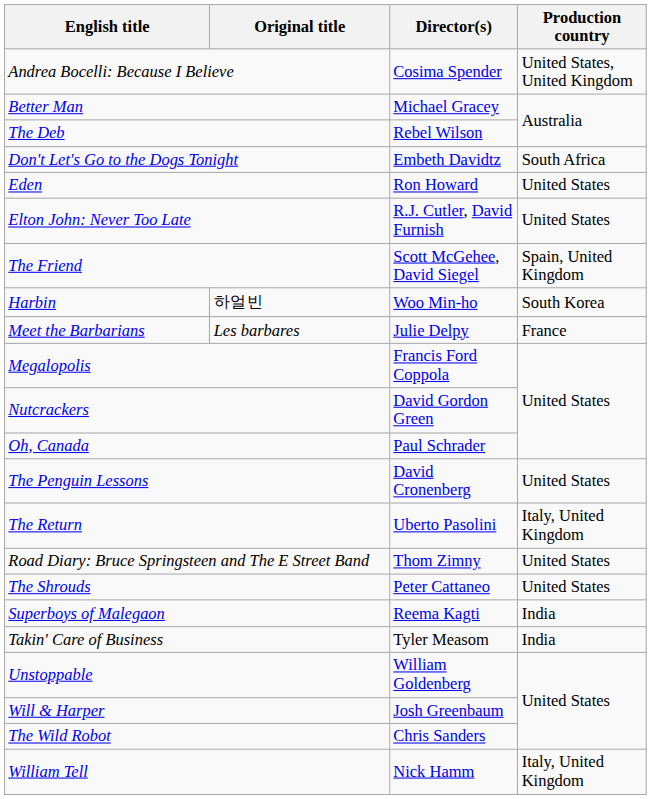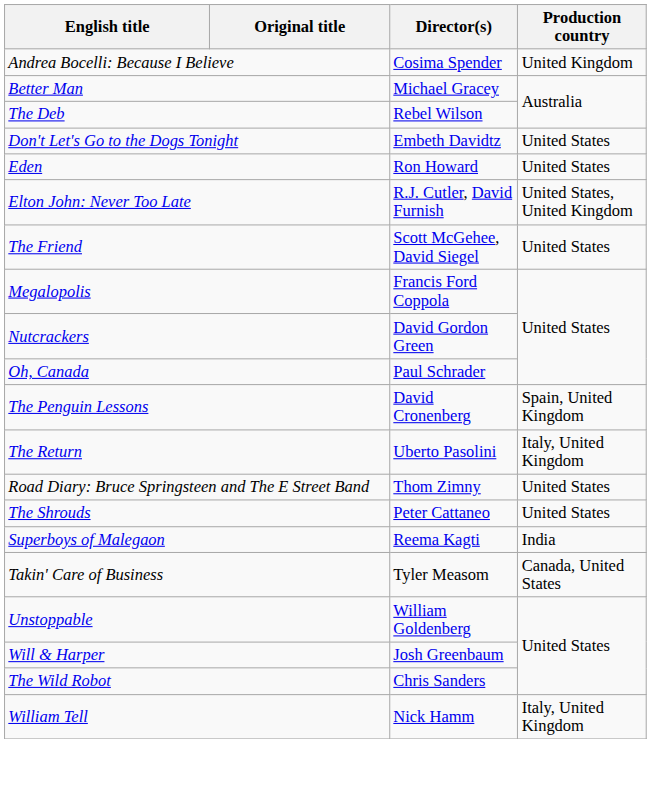(577, 71) United States, United Kingdom -> (577, 62) United Kingdom
(564, 159) South Africa -> (566, 140) United States
(566, 220) United States -> (577, 202) United States, United Kingdom
(567, 265) Spain, United Kingdom -> (566, 246) United States
- row: (32, 302)
- row: (77, 330)
(566, 480) United States -> (567, 407) Spain, United Kingdom
(539, 639) India -> (573, 574) Canada, United States
